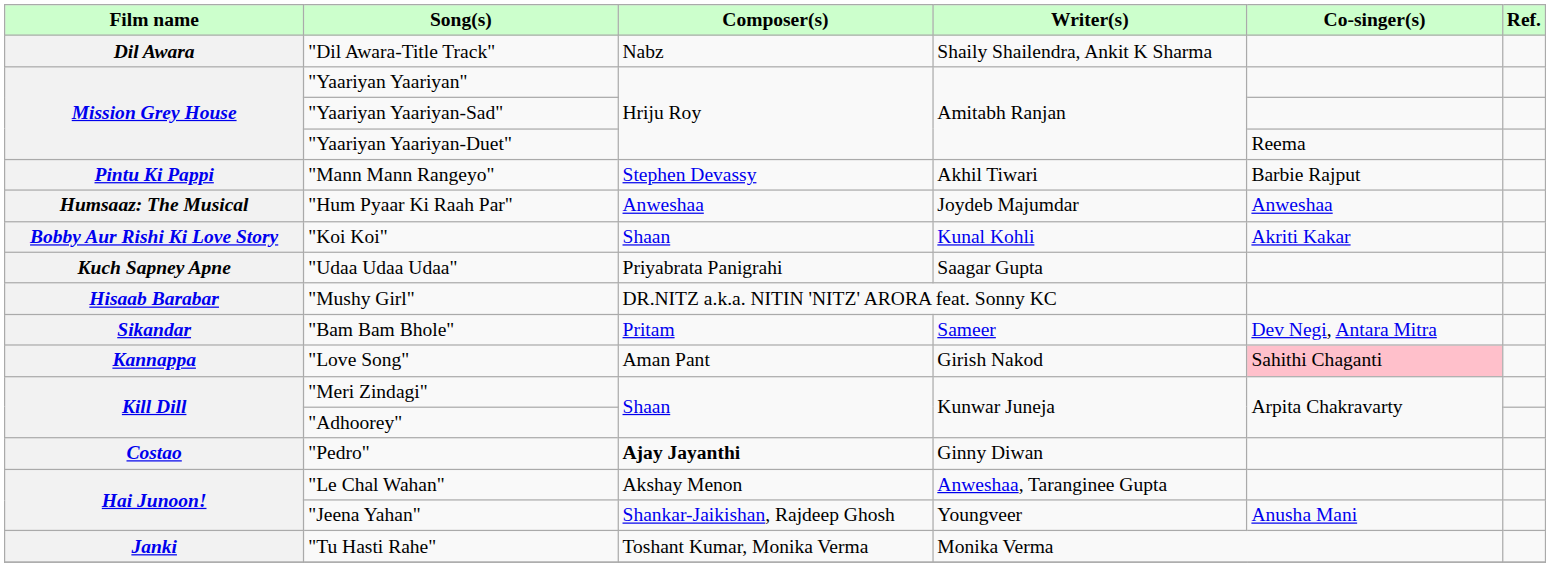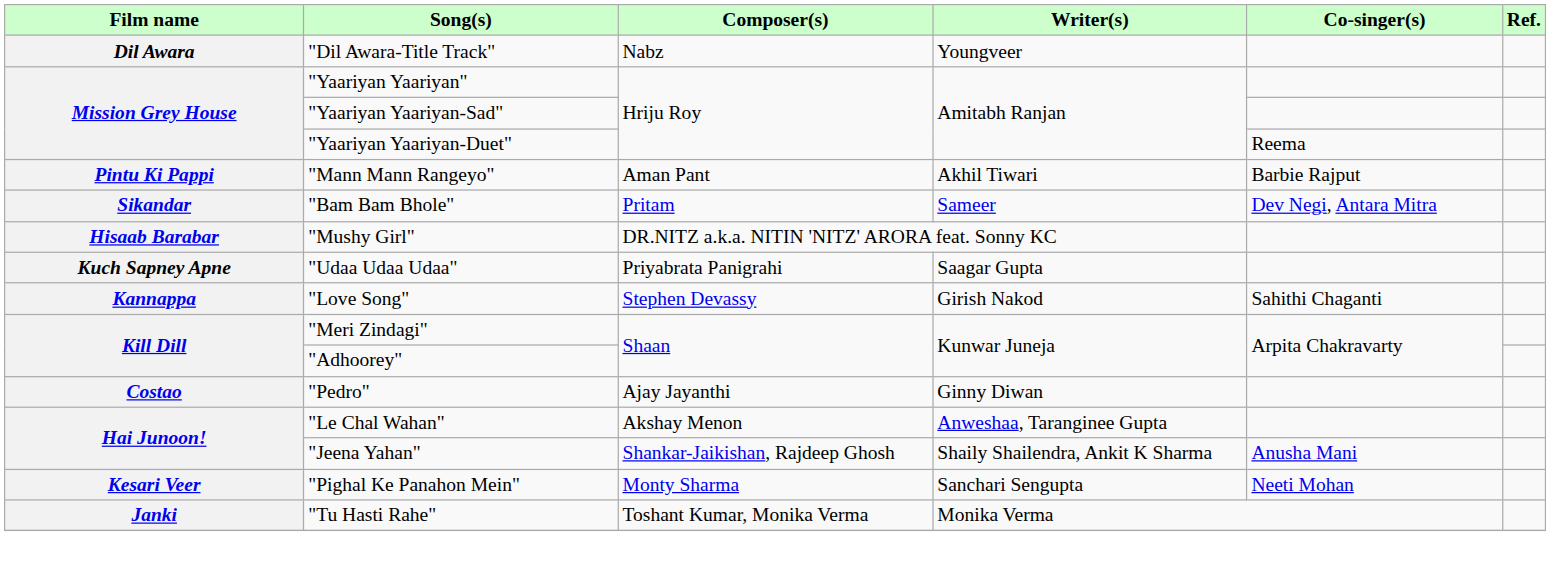(1075, 50) Shaily Shailendra, Ankit K Sharma -> (980, 50) Youngveer
(689, 174) Stephen Devassy -> (666, 174) Aman Pant
- row: (411, 205)
- row: (348, 236)
rows swapped: (383, 267) <-> (381, 329)
(666, 360) Aman Pant -> (689, 298) Stephen Devassy
(1317, 360) pink background -> (1317, 298) no background
(681, 453) bold -> (676, 391) normal
(980, 515) Youngveer -> (1075, 453) Shaily Shailendra, Ankit K Sharma
+ row: (414, 484)
